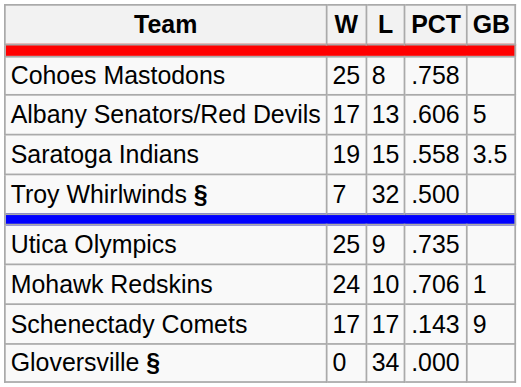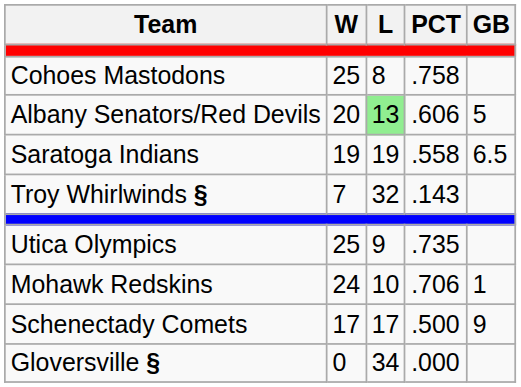(346, 115) 17 -> (346, 115) 20
(386, 115) no background -> (386, 115) lightgreen background
(386, 155) 15 -> (386, 155) 19
(490, 155) 3.5 -> (490, 155) 6.5
(435, 194) .500 -> (435, 194) .143
(435, 324) .143 -> (435, 324) .500
